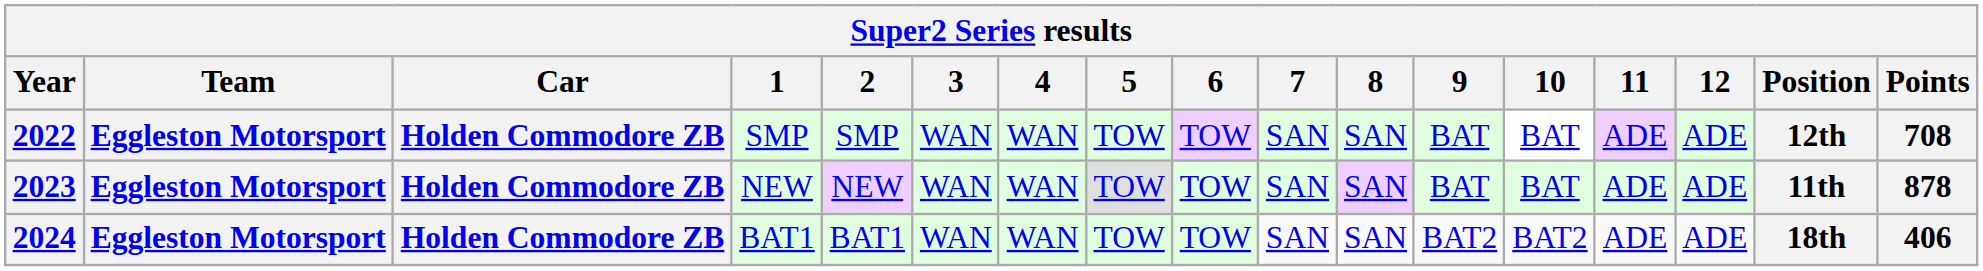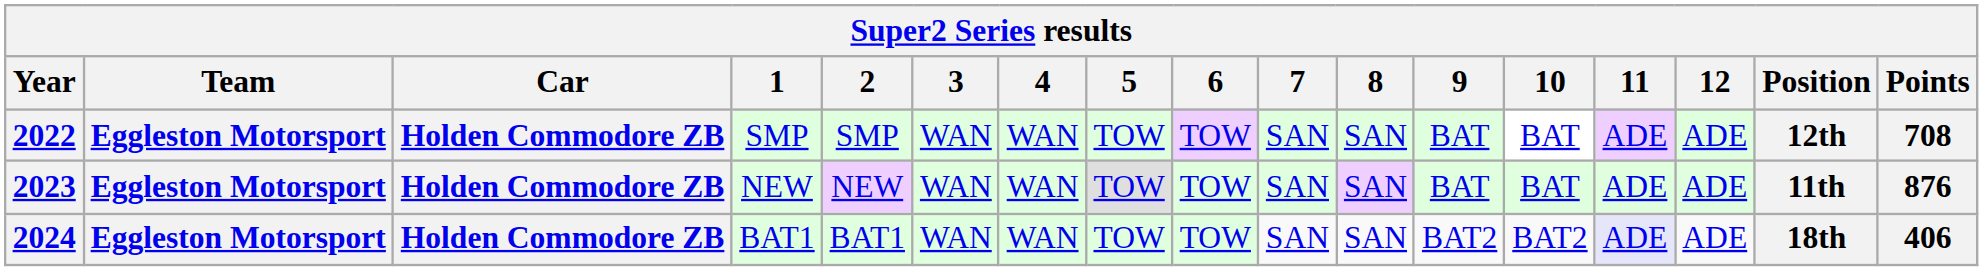(1928, 186) 878 -> (1928, 186) 876
(1635, 238) no background -> (1635, 238) lavender background
